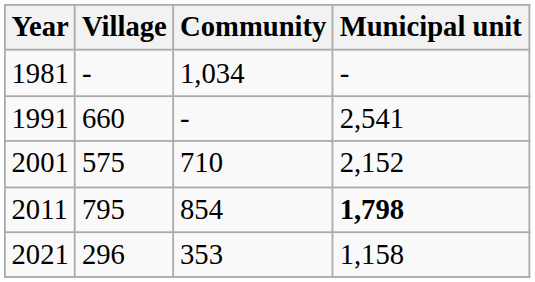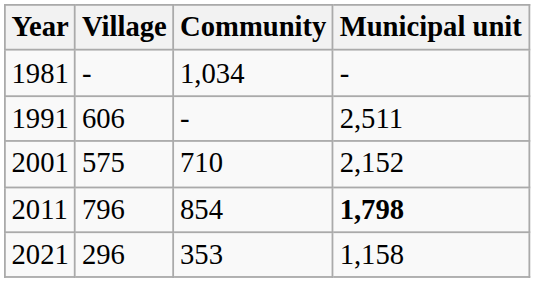(103, 118) 660 -> (103, 118) 606
(372, 118) 2,541 -> (371, 118) 2,511
(103, 208) 795 -> (103, 208) 796
